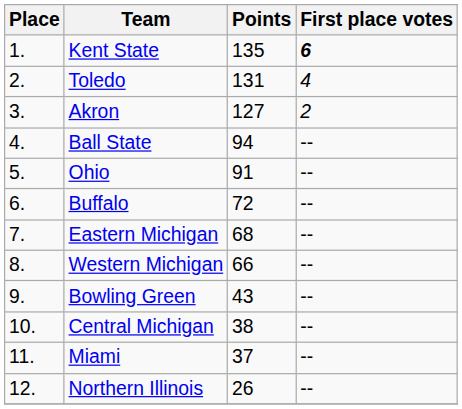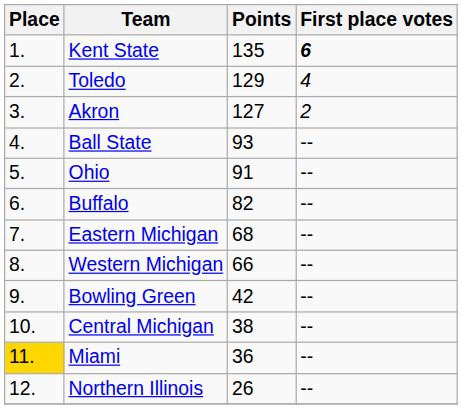(248, 81) 131 -> (248, 81) 129
(243, 142) 94 -> (243, 142) 93
(243, 204) 72 -> (243, 204) 82
(243, 296) 43 -> (243, 296) 42
(22, 357) no background -> (22, 357) gold background
(243, 357) 37 -> (243, 357) 36
